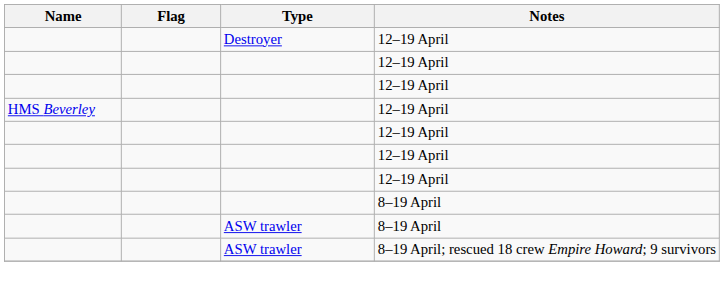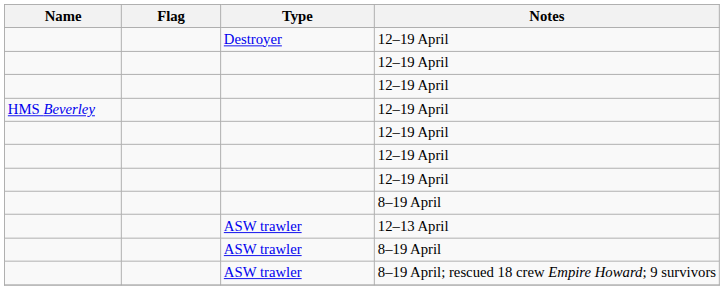+ row: (263, 226)
